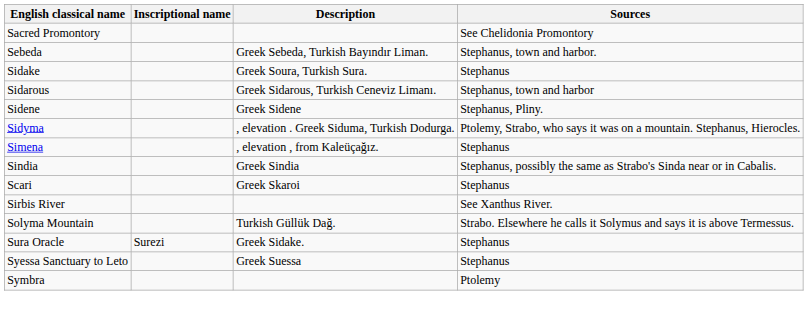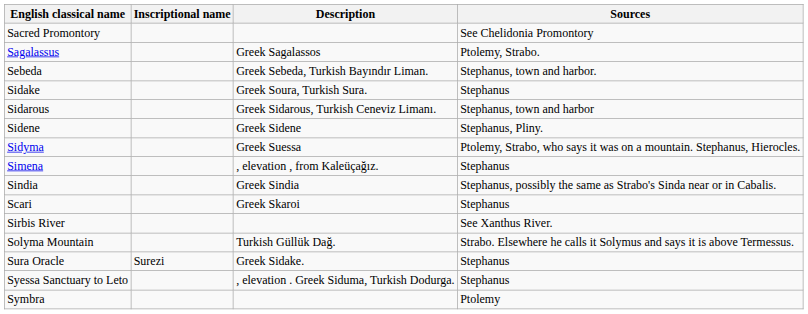+ row: (33, 52)
(345, 128) , elevation . Greek Siduma, Turkish Dodurga. -> (269, 147) Greek Suessa
(269, 261) Greek Suessa -> (345, 280) , elevation . Greek Siduma, Turkish Dodurga.
